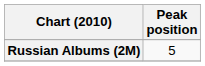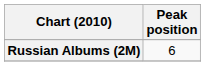(172, 50) 5 -> (172, 50) 6
